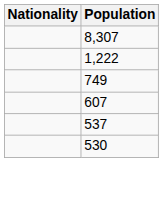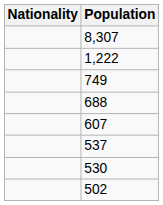+ row: (96, 102)
+ row: (96, 189)
